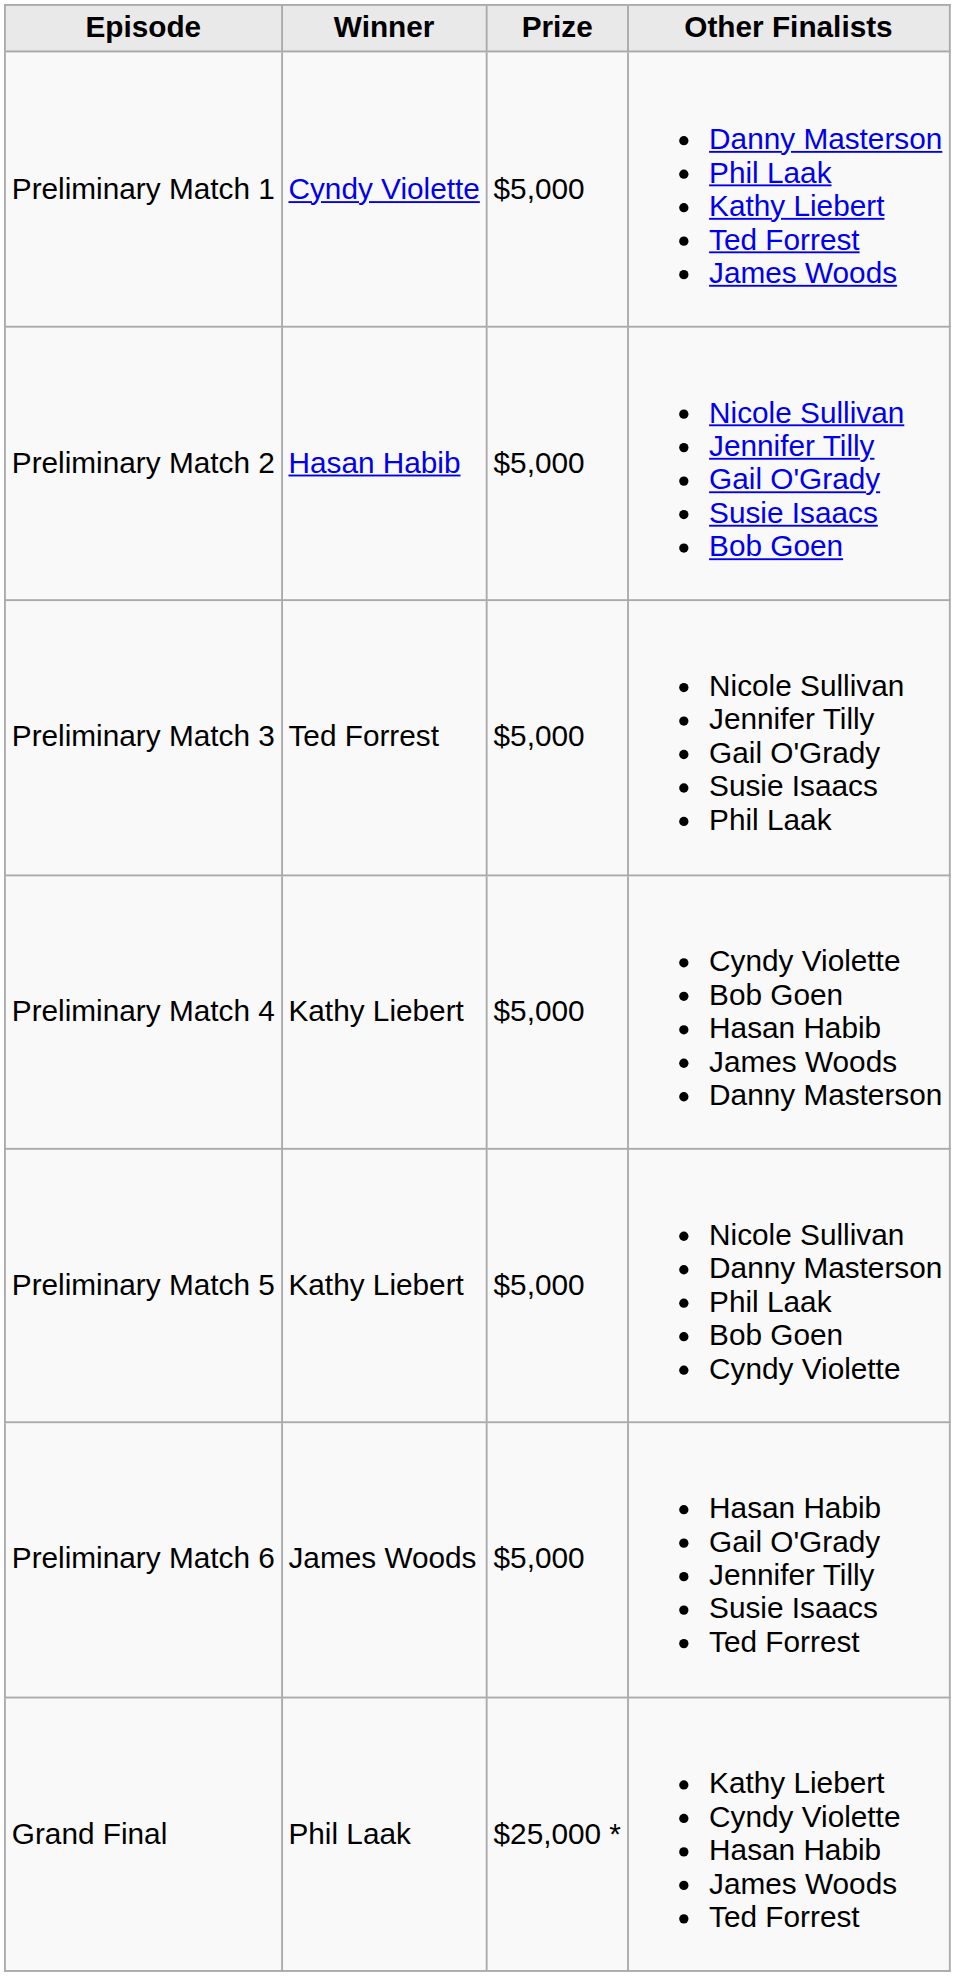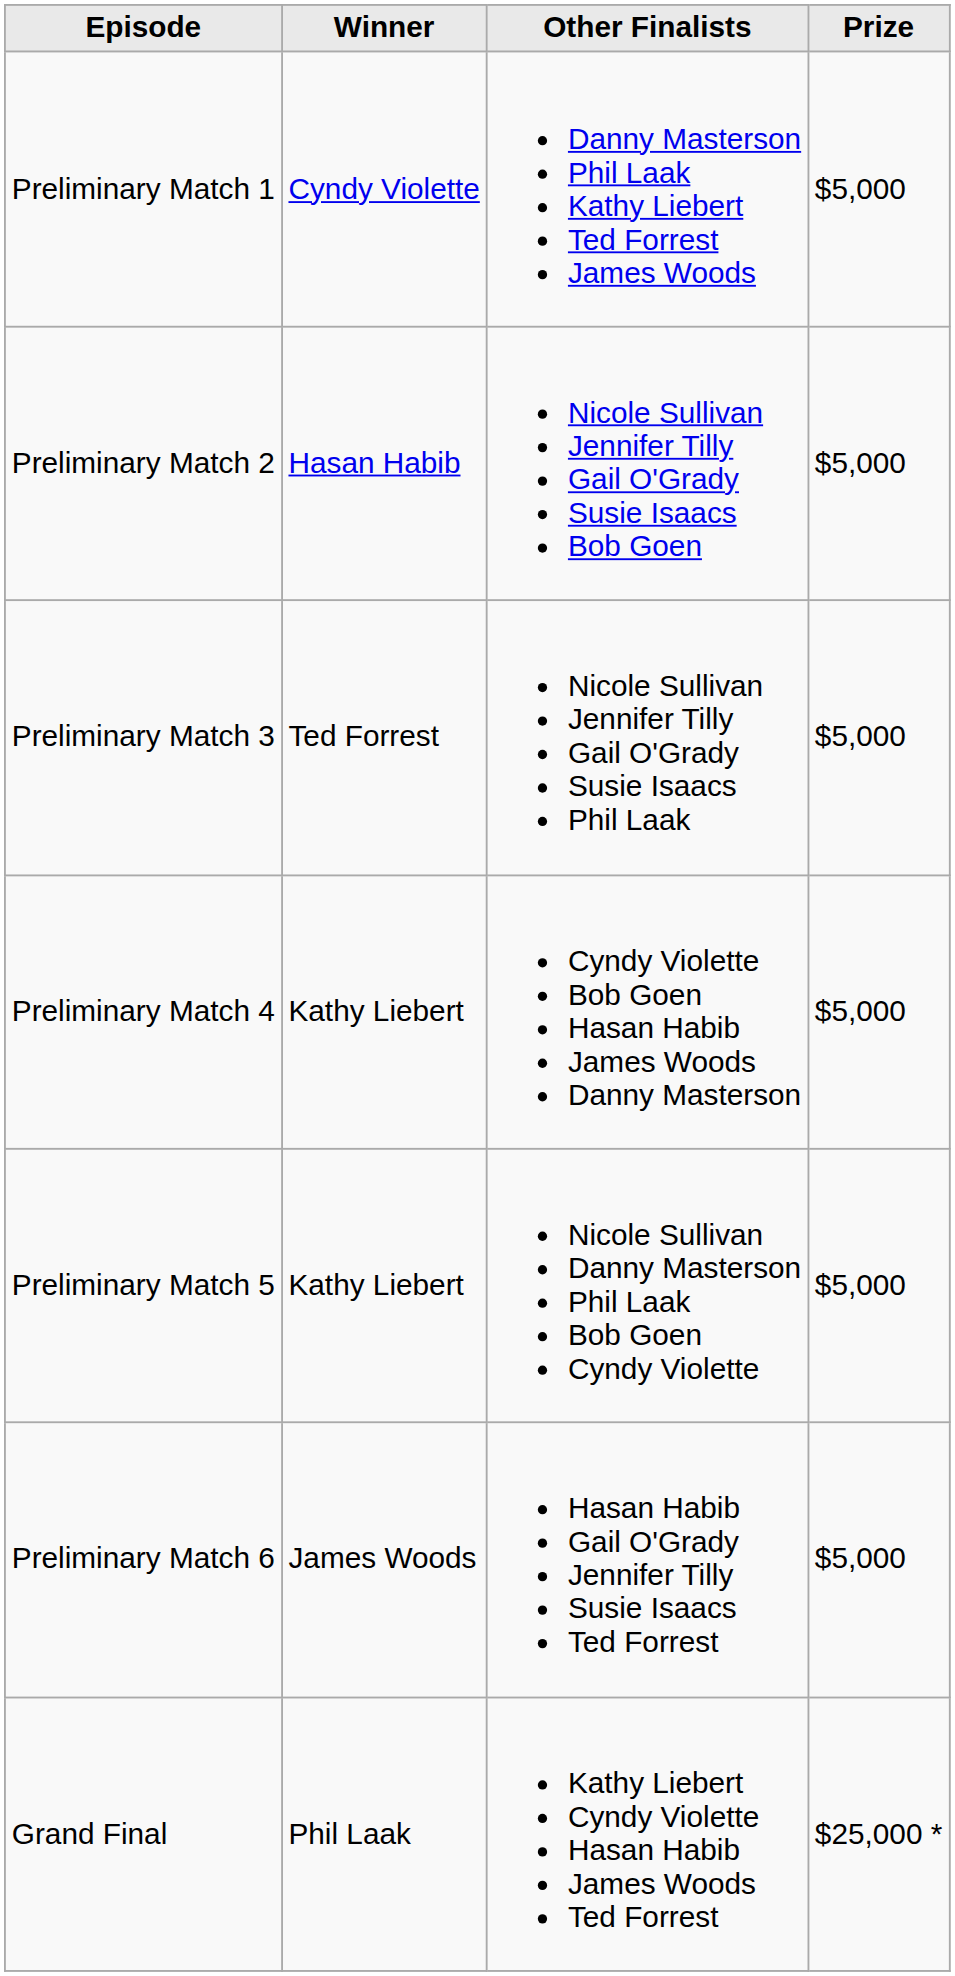columns swapped: (557, 28) <-> (788, 28)
